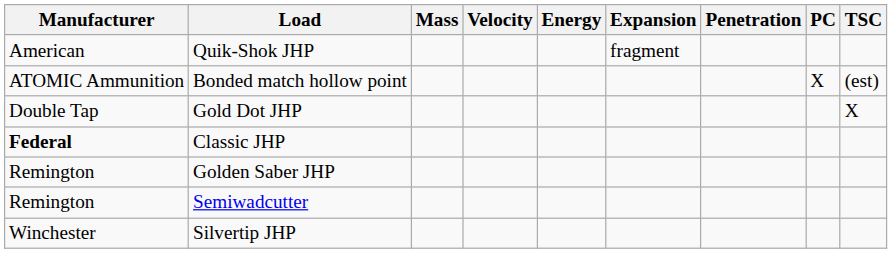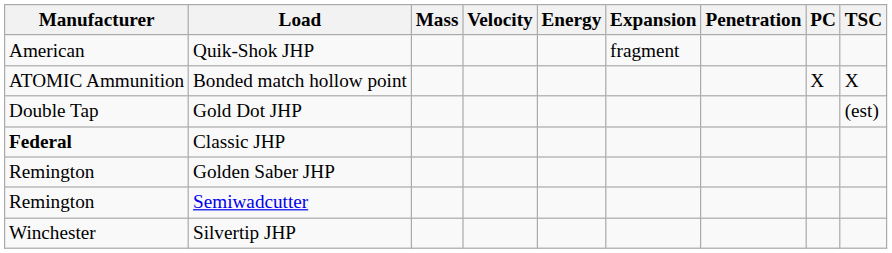(862, 80) (est) -> (852, 80) X
(852, 111) X -> (862, 111) (est)
